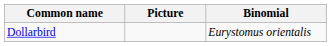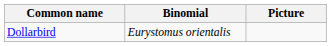columns swapped: (266, 13) <-> (165, 13)
